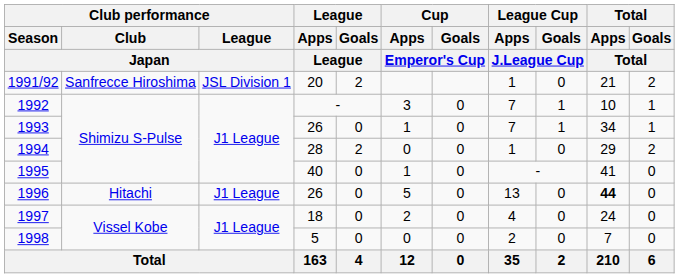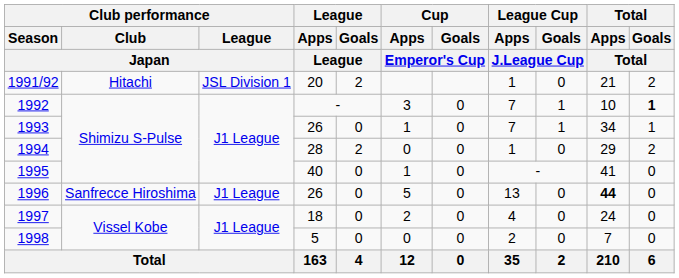(130, 82) Sanfrecce Hiroshima -> (130, 82) Hitachi
(652, 104) normal -> (652, 104) bold
(130, 194) Hitachi -> (130, 194) Sanfrecce Hiroshima
